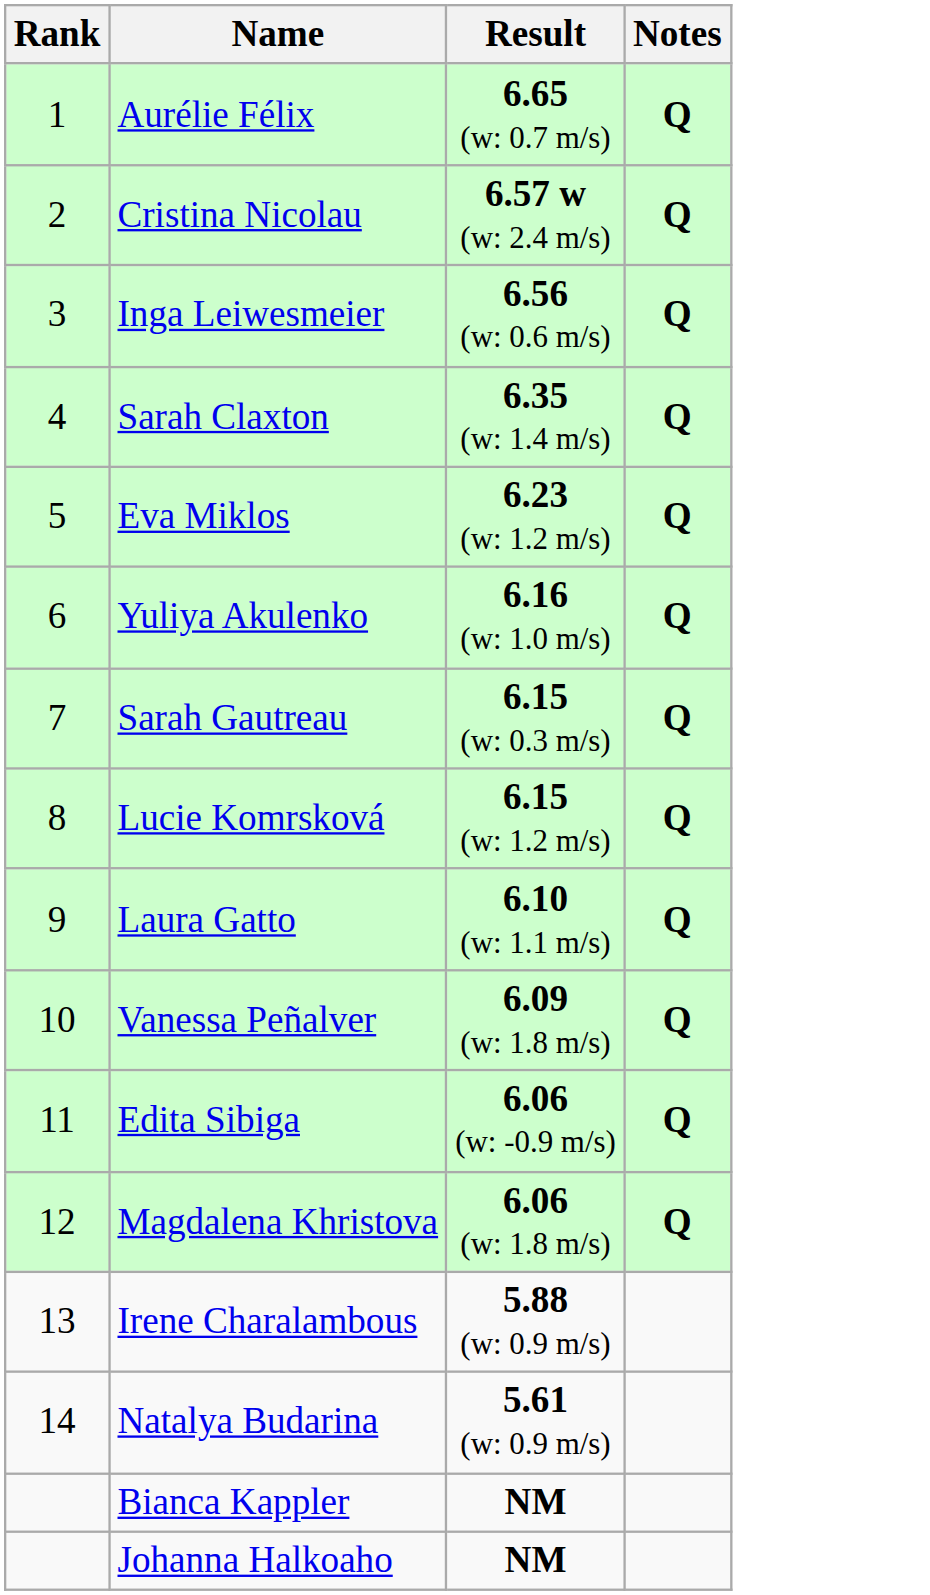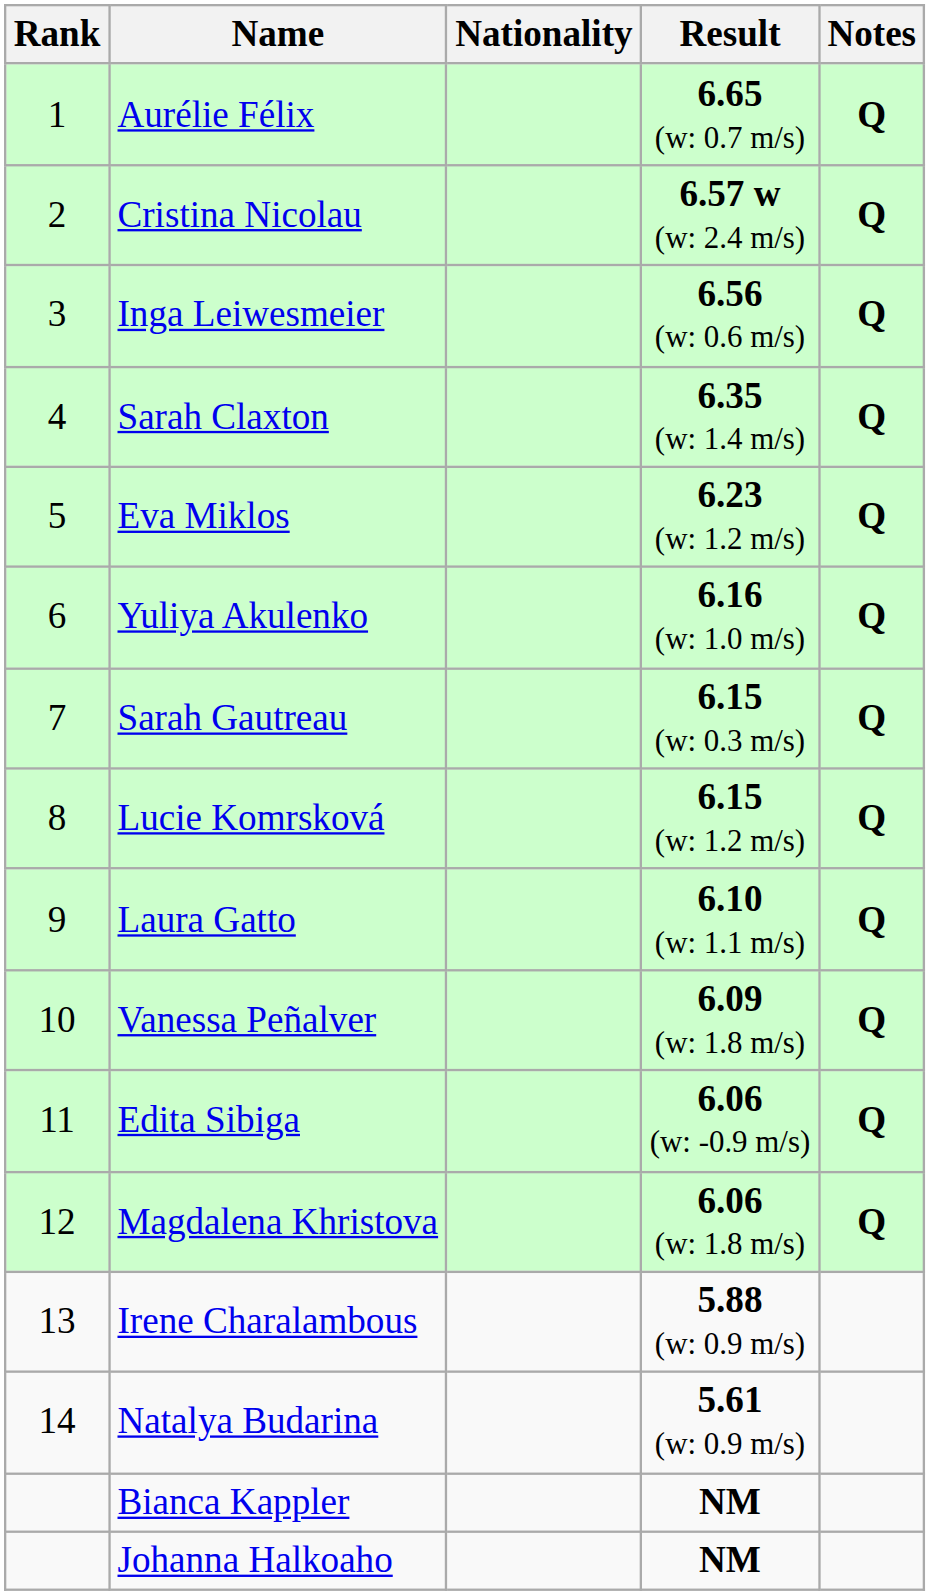+ column: (544, 33)
